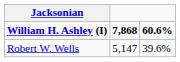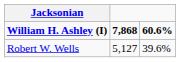(125, 48) 5,147 -> (125, 48) 5,127
